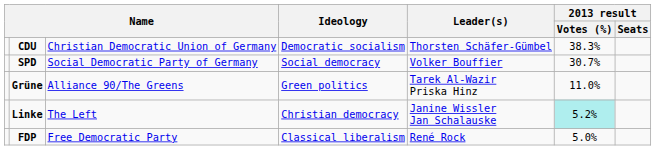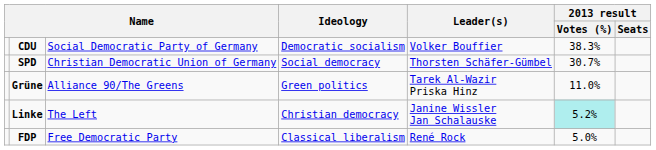(162, 46) Christian Democratic Union of Germany -> (153, 46) Social Democratic Party of Germany
(481, 46) Thorsten Schäfer-Gümbel -> (456, 46) Volker Bouffier
(153, 63) Social Democratic Party of Germany -> (162, 63) Christian Democratic Union of Germany
(456, 63) Volker Bouffier -> (481, 63) Thorsten Schäfer-Gümbel
